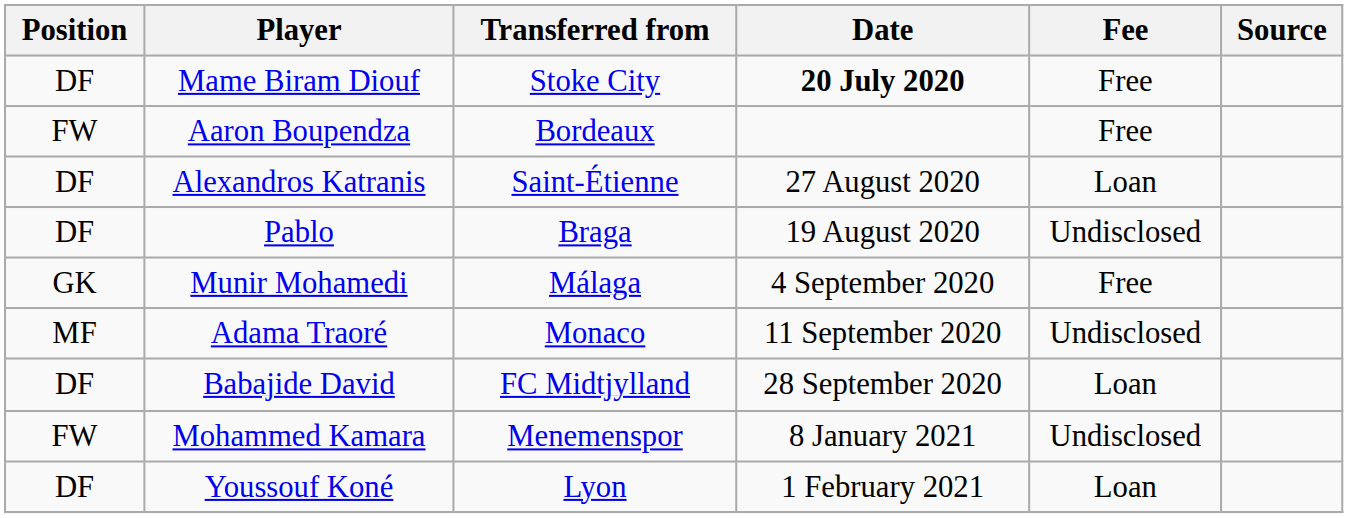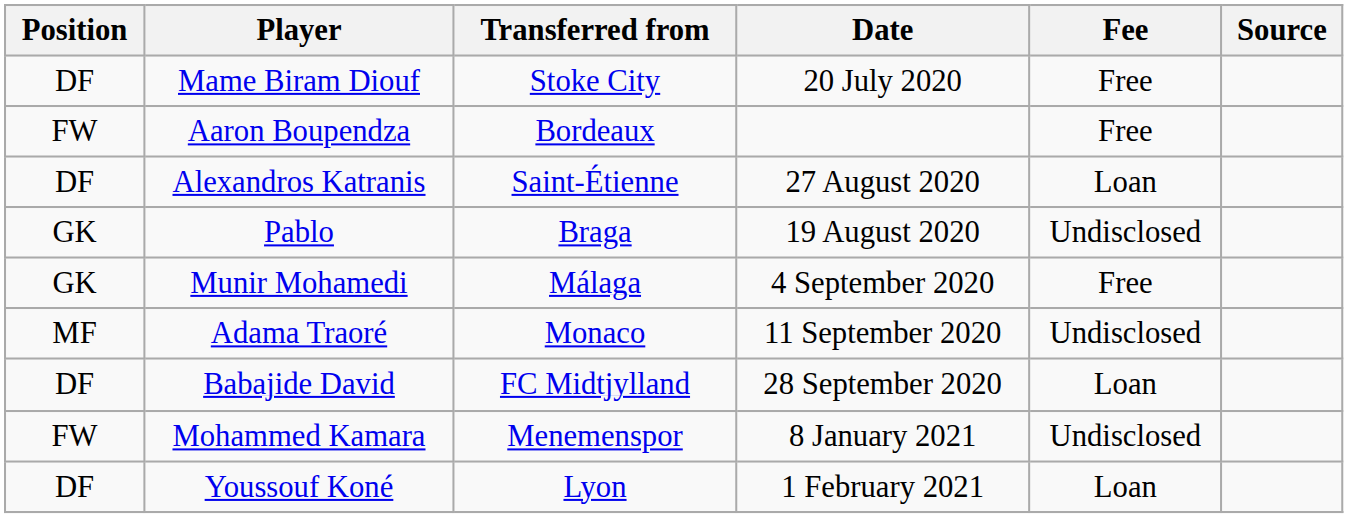(883, 80) bold -> (883, 80) normal
(75, 232) DF -> (75, 232) GK
